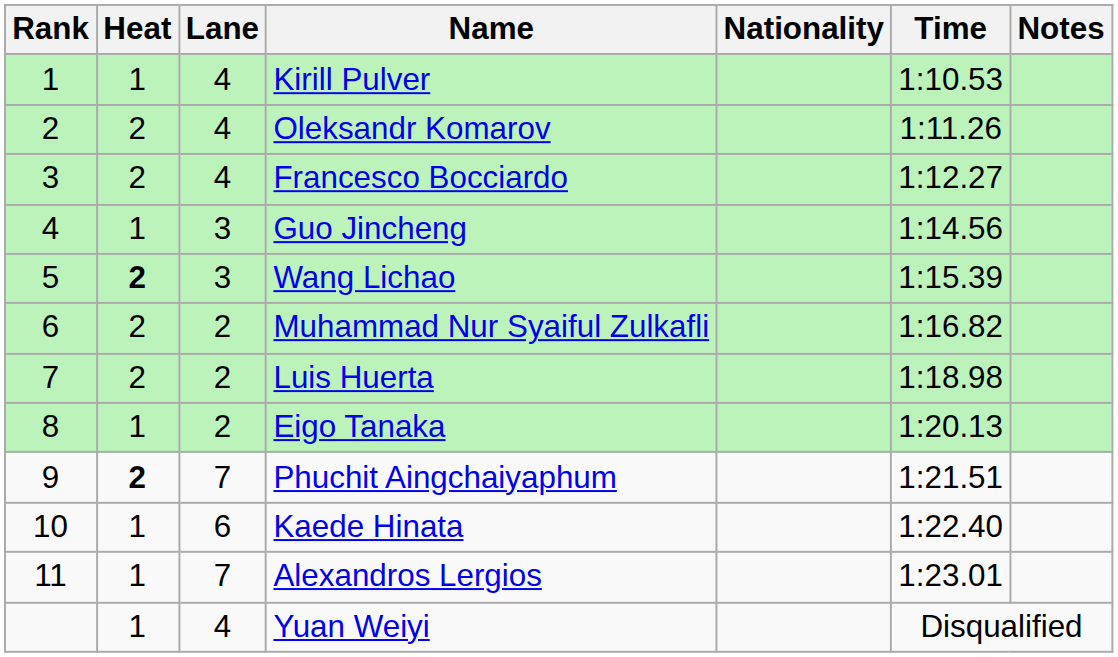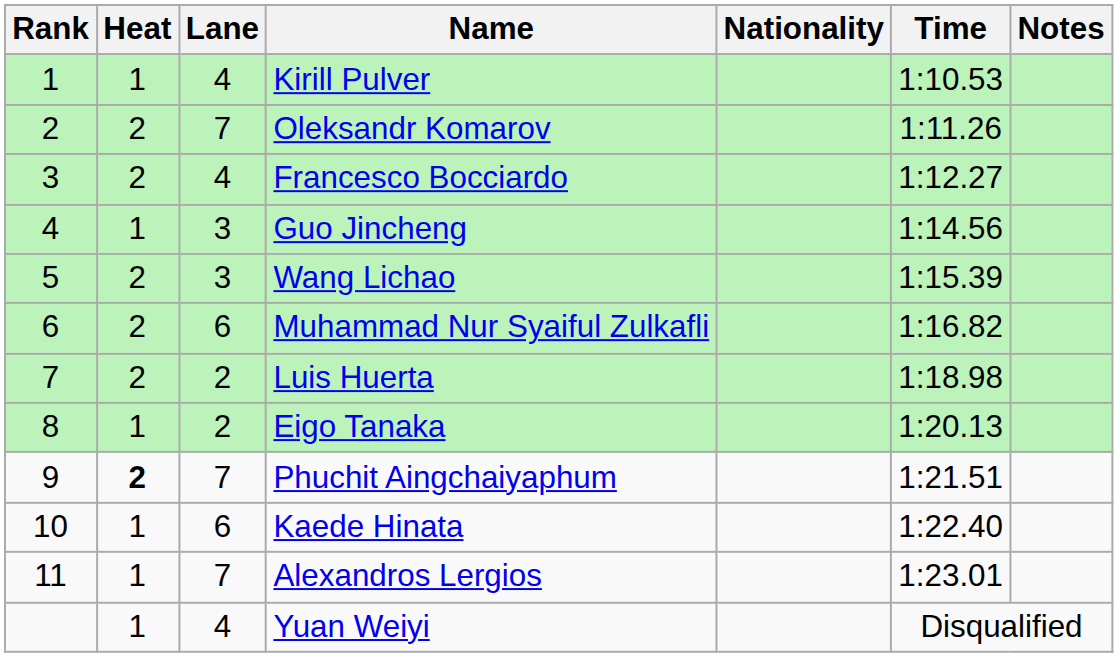(222, 128) 4 -> (222, 128) 7
(137, 278) bold -> (137, 278) normal
(222, 327) 2 -> (222, 327) 6
